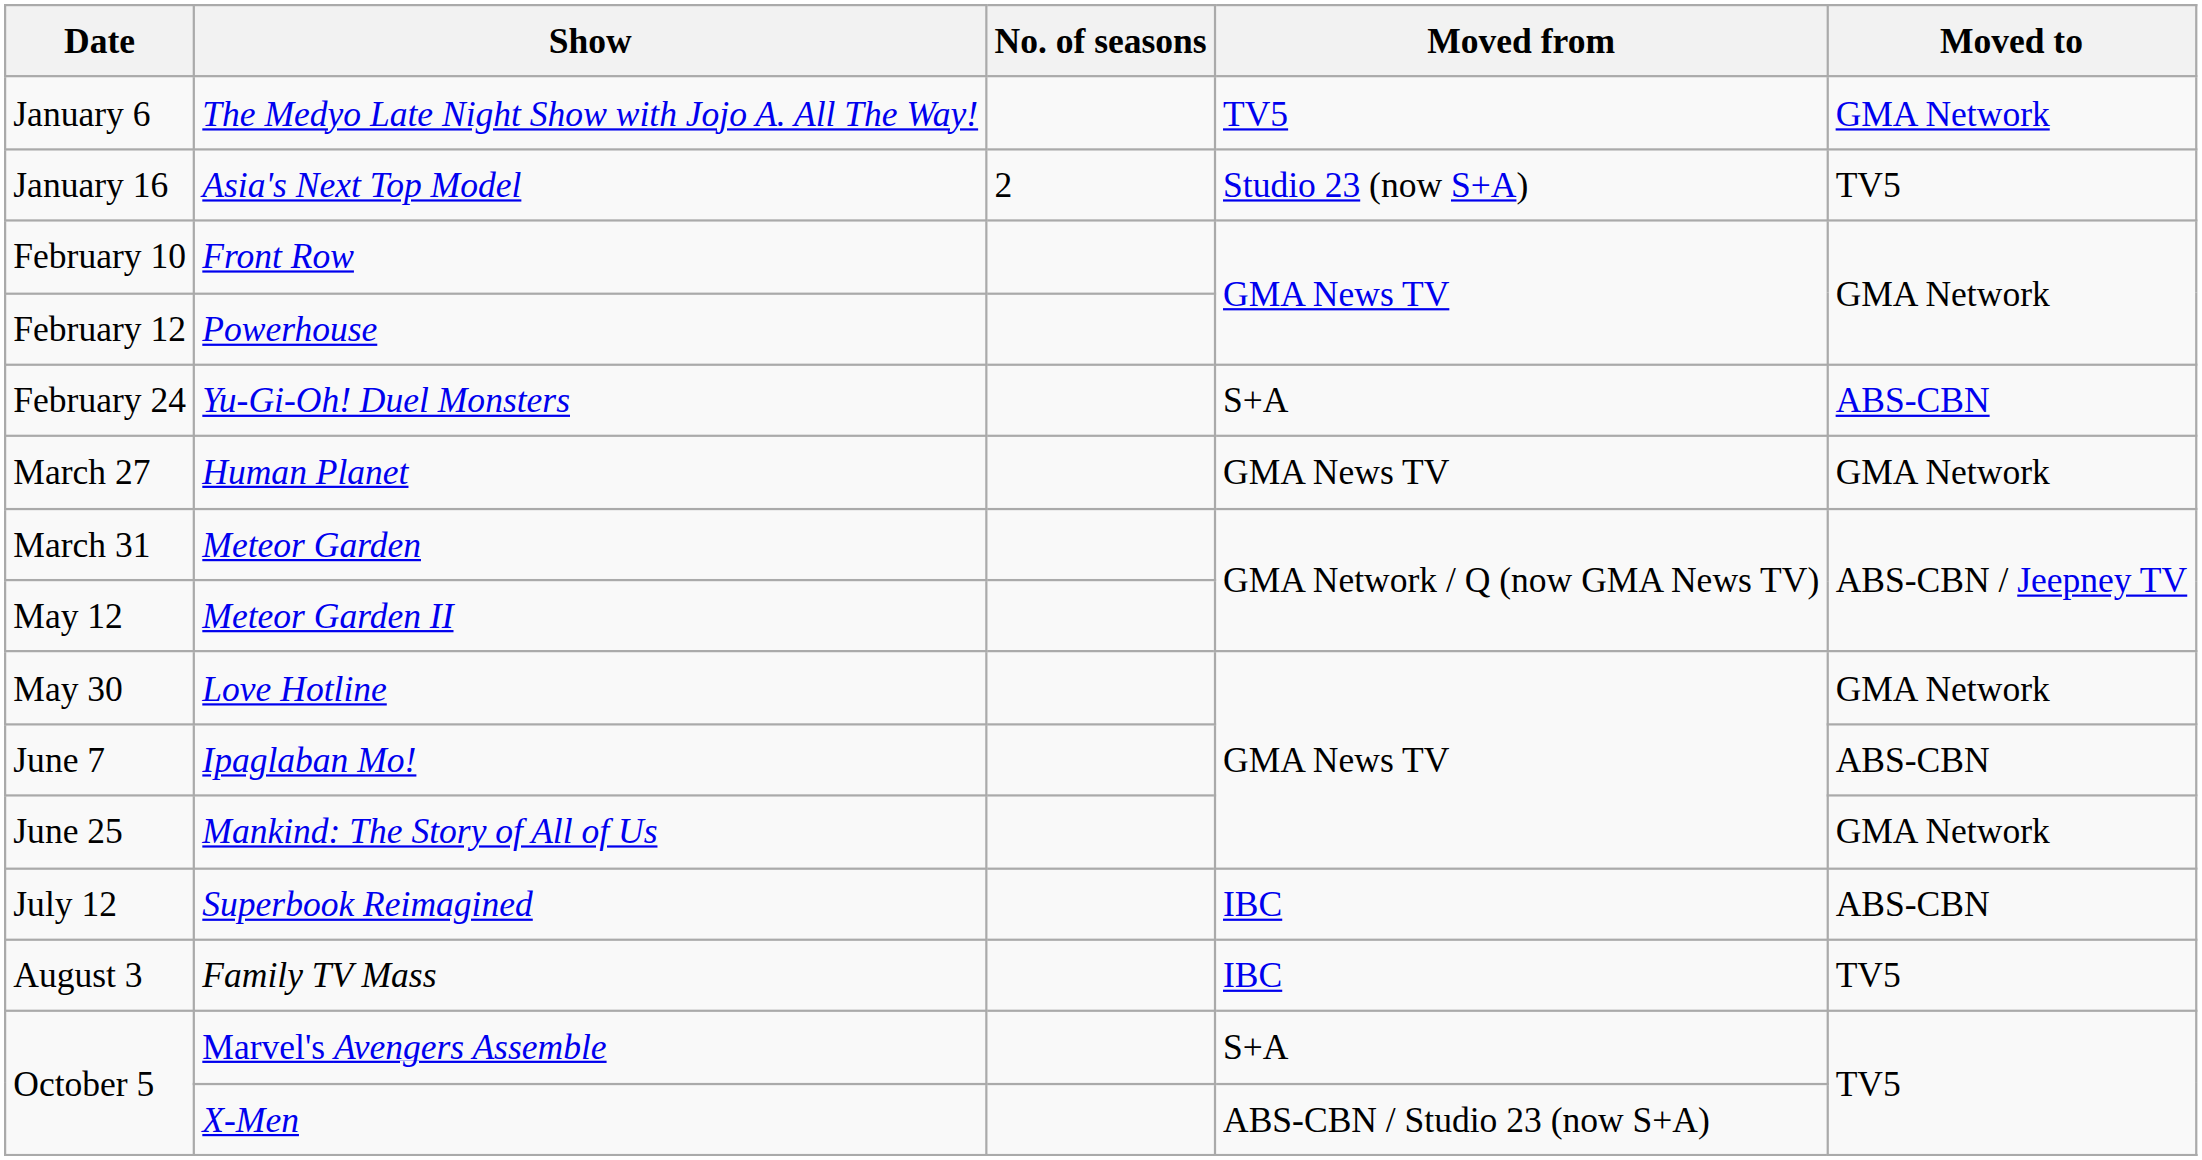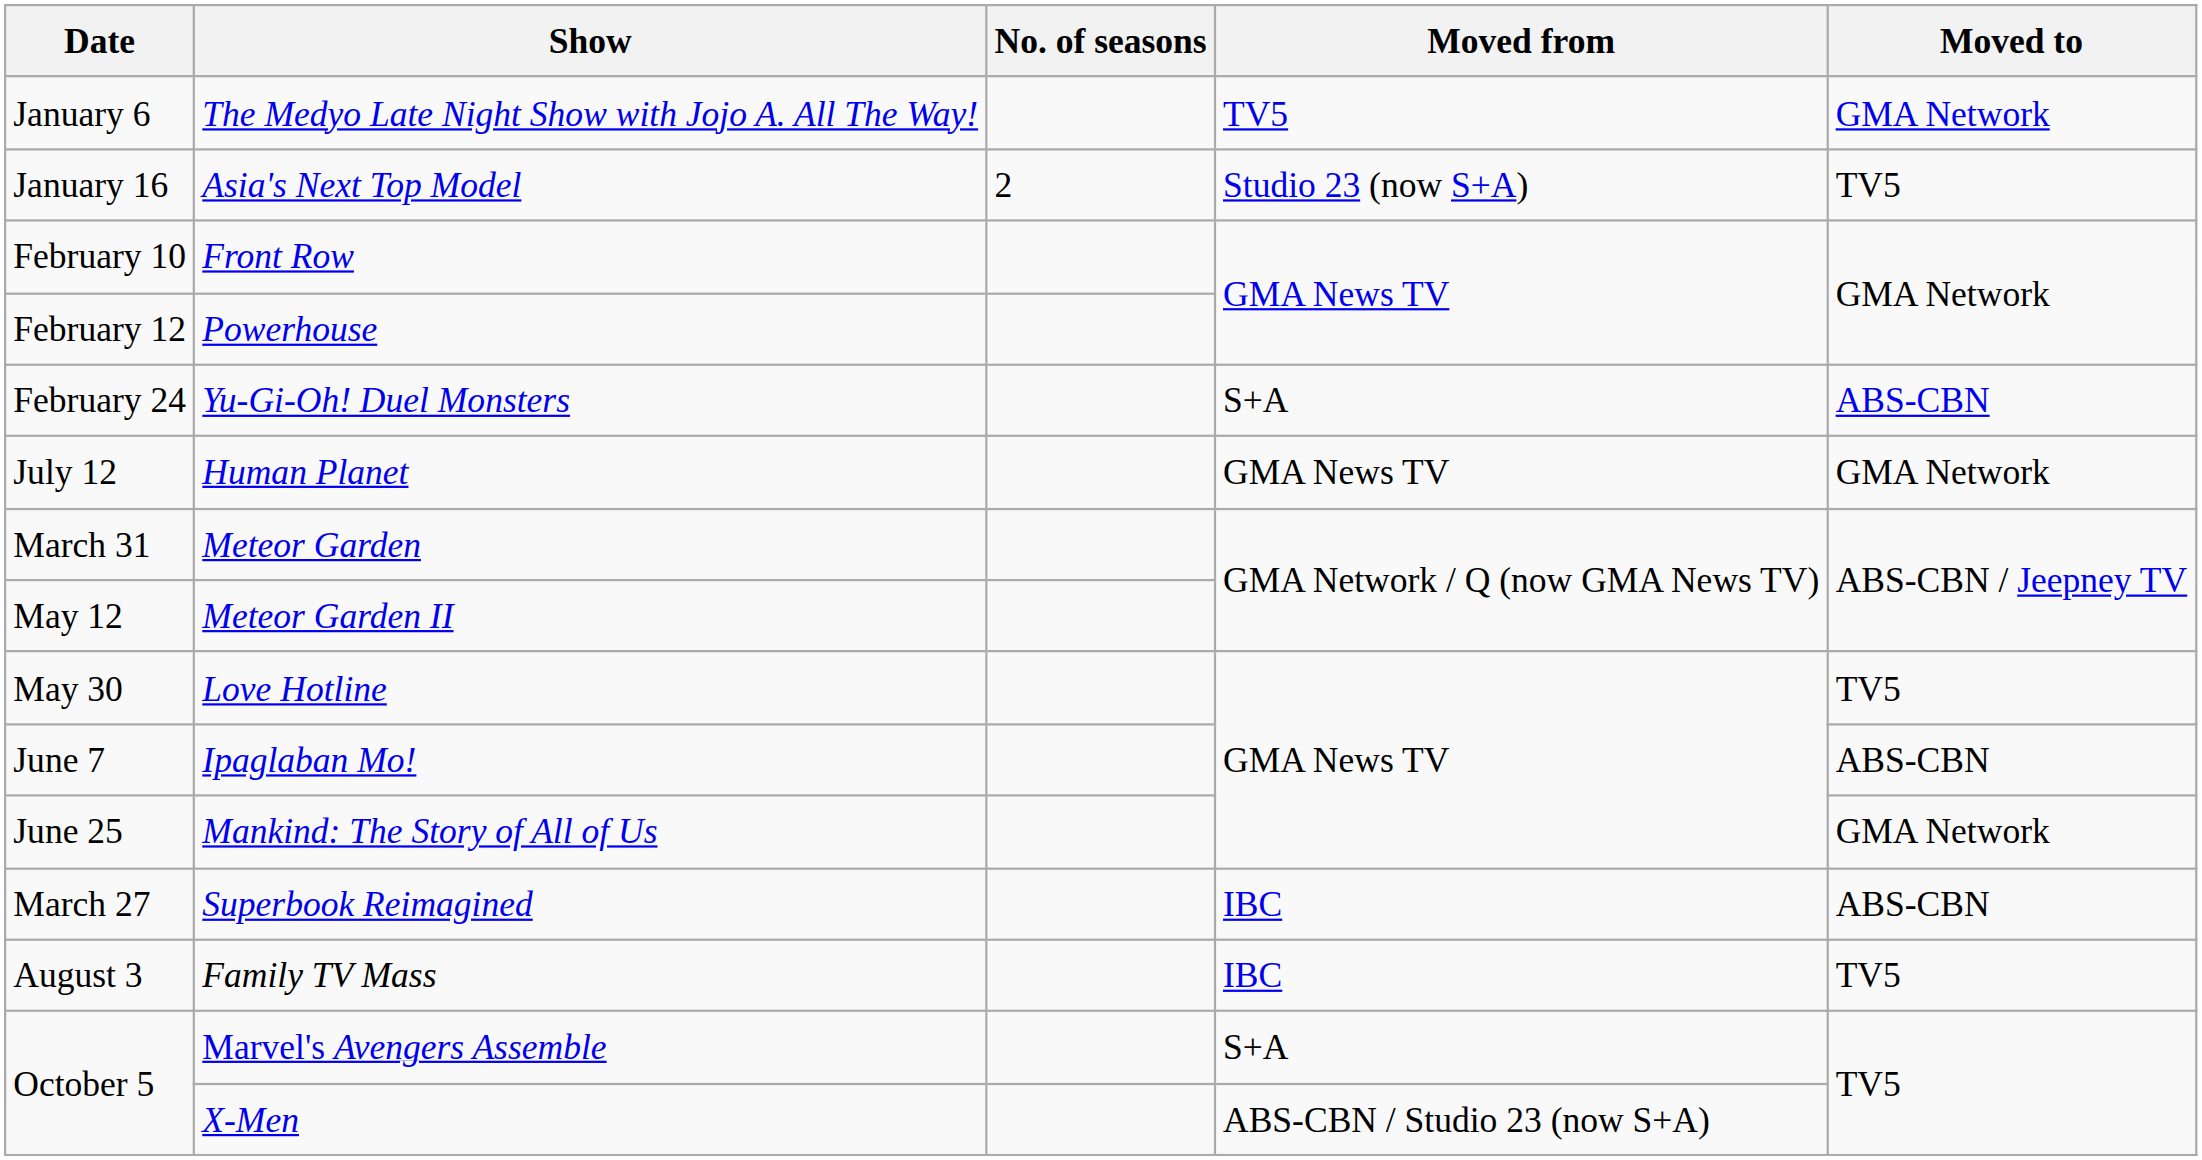(82, 472) March 27 -> (65, 472) July 12
(1943, 688) GMA Network -> (1868, 688) TV5
(65, 904) July 12 -> (82, 904) March 27
